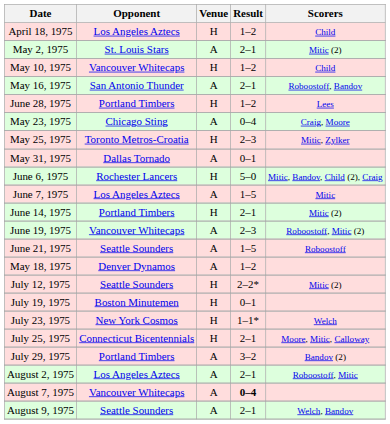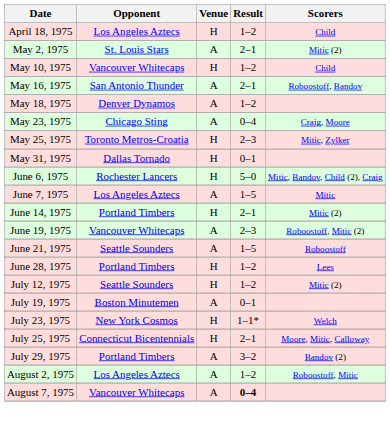rows swapped: (40, 266) <-> (40, 103)
(214, 158) A -> (214, 158) H
(248, 284) 2–2* -> (248, 284) 1–2
(214, 302) H -> (214, 302) A
(248, 374) 2–1 -> (248, 374) 1–2
- row: (40, 410)
